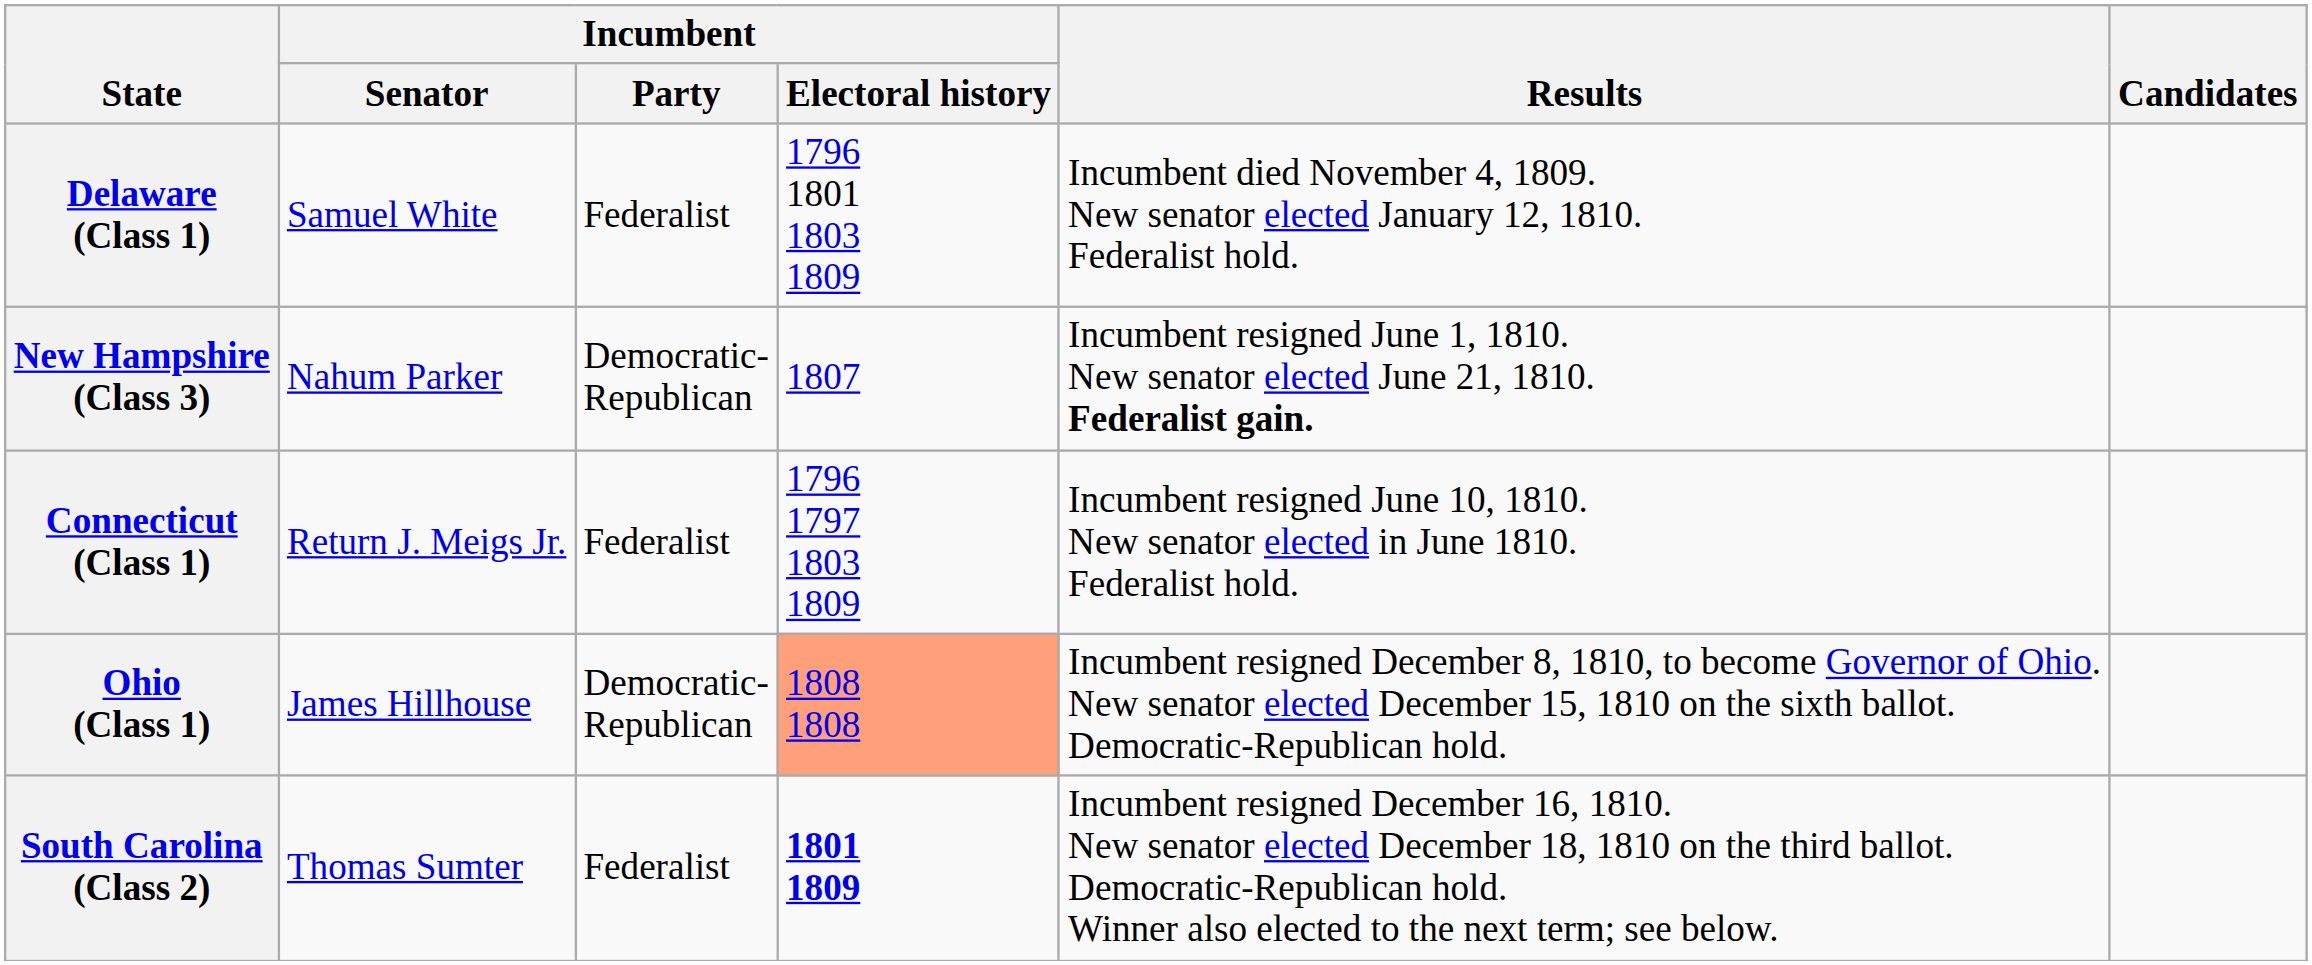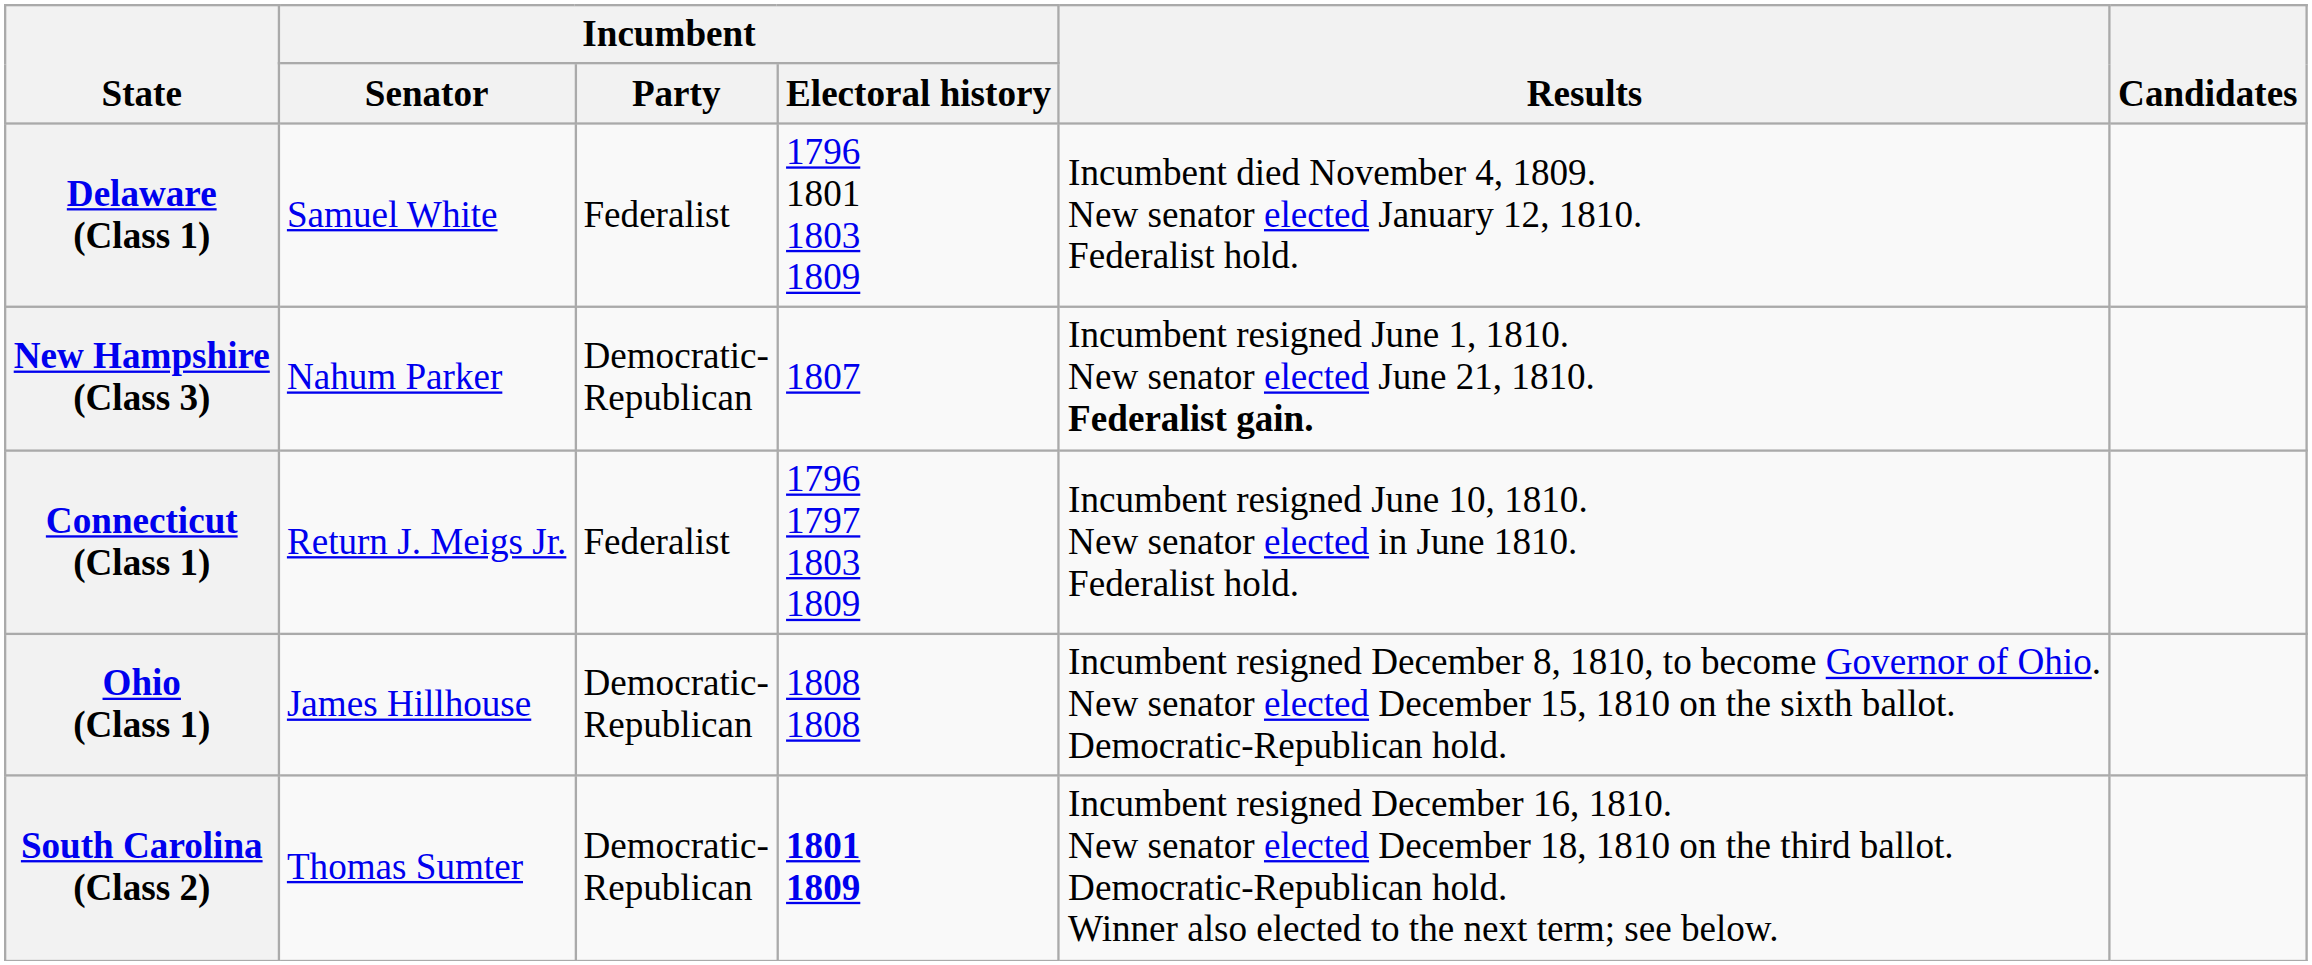(823, 704) lightsalmon background -> (823, 704) no background
(657, 867) Federalist -> (676, 867) Democratic- Republican
